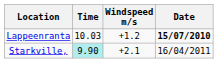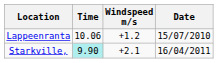(88, 36) 10.03 -> (88, 36) 10.06
(184, 36) bold -> (184, 36) normal
